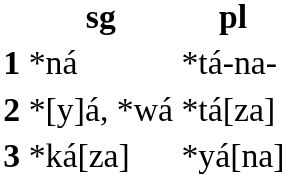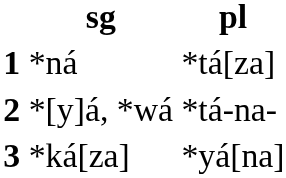(229, 63) *tá-na- -> (228, 63) *tá[za]
(228, 109) *tá[za] -> (229, 109) *tá-na-
